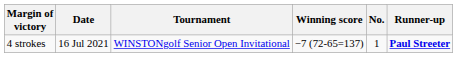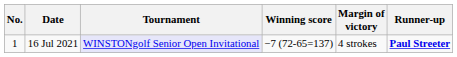columns swapped: (377, 19) <-> (30, 19)
(202, 44) no background -> (171, 44) lavender background
